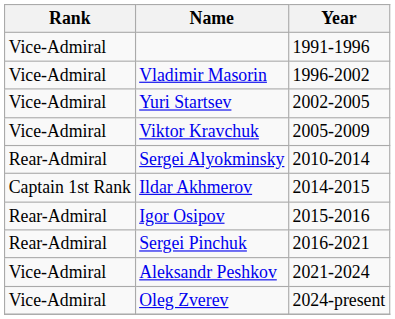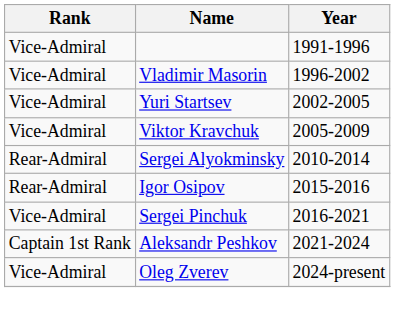- row: (196, 187)
(58, 243) Rear-Admiral -> (57, 215) Vice-Admiral
(57, 272) Vice-Admiral -> (70, 243) Captain 1st Rank
